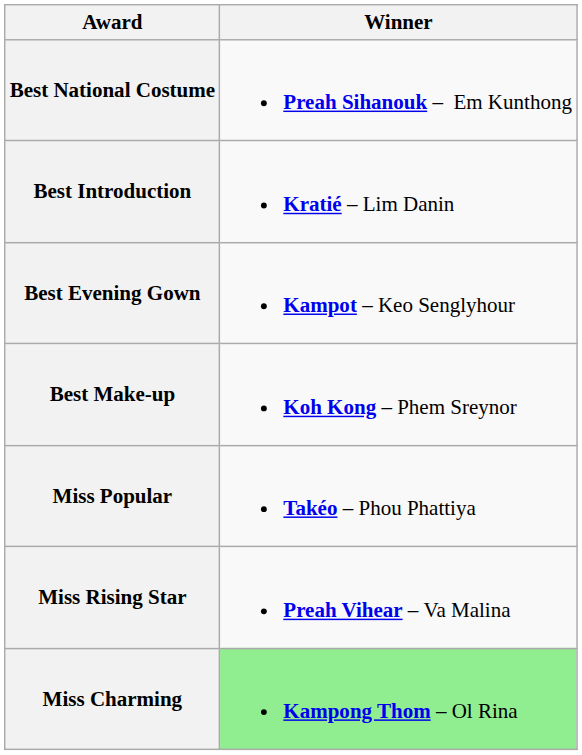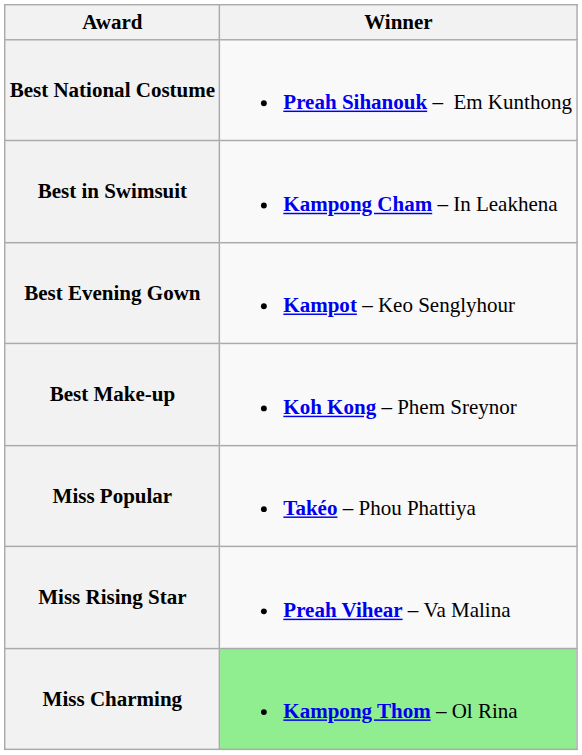- row: (112, 191)
+ row: (112, 191)
